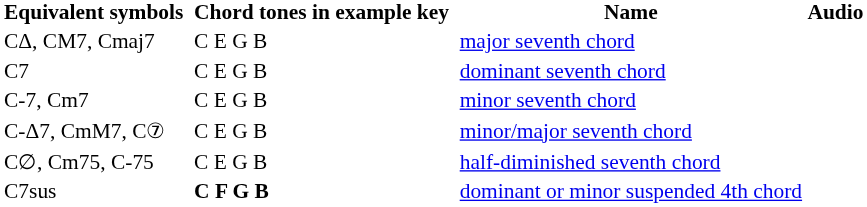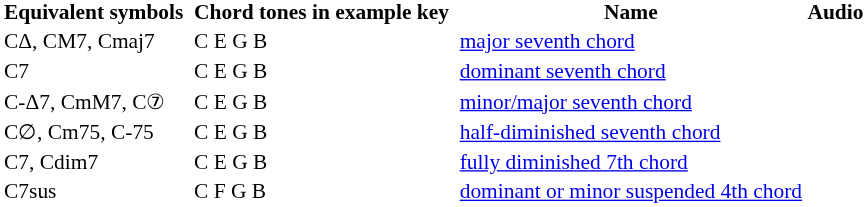- row: (46, 100)
+ row: (51, 161)
(231, 191) bold -> (230, 191) normal
